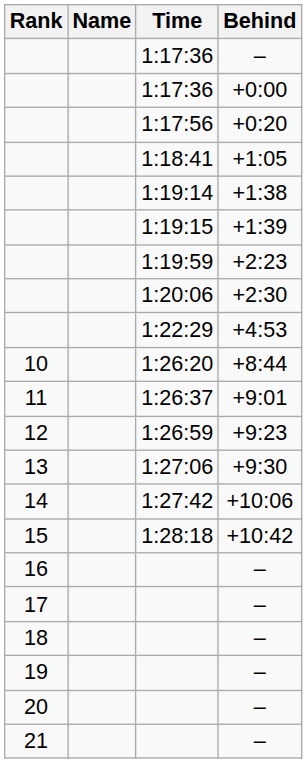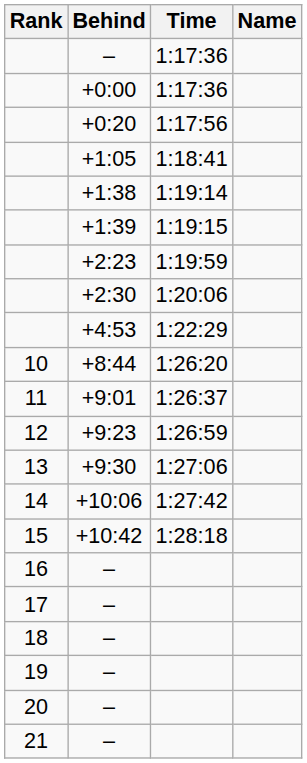columns swapped: (102, 21) <-> (260, 21)
